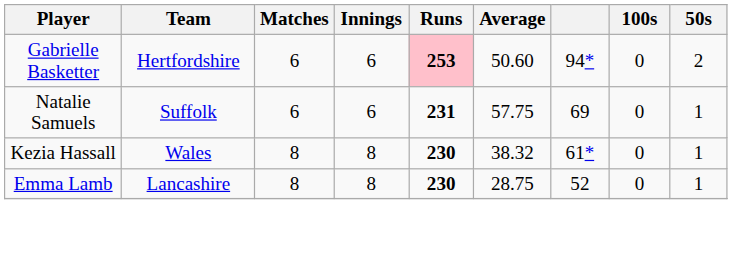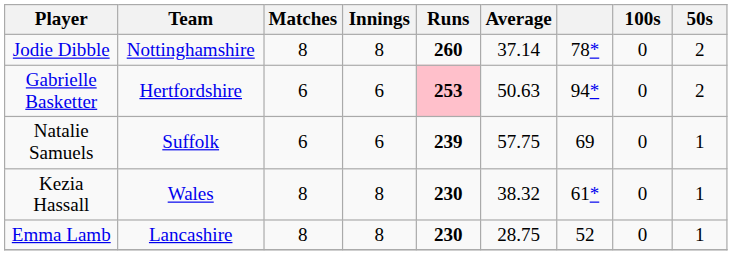+ row: (61, 49)
(512, 60) 50.60 -> (519, 90) 50.63
(441, 112) 231 -> (448, 142) 239
